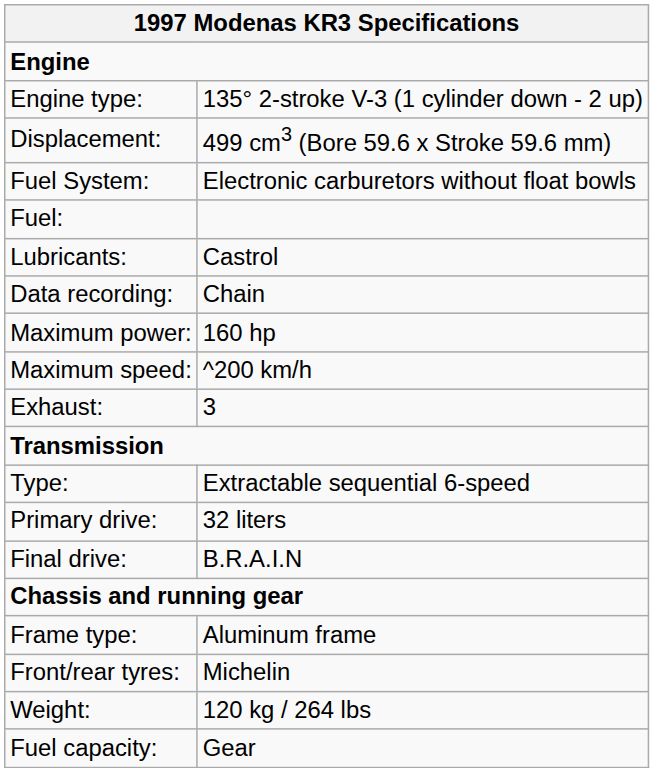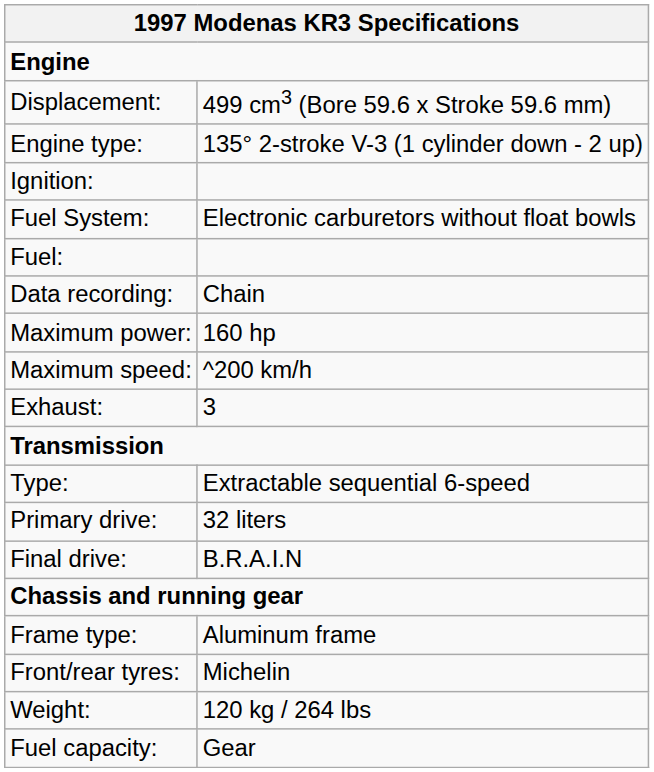rows swapped: (77, 99) <-> (86, 140)
+ row: (52, 181)
- row: (69, 256)
